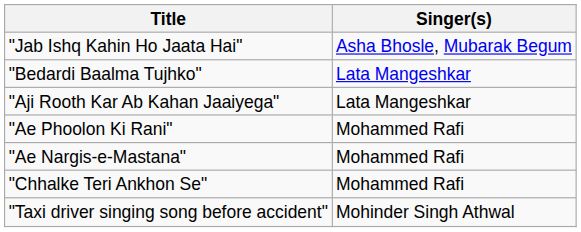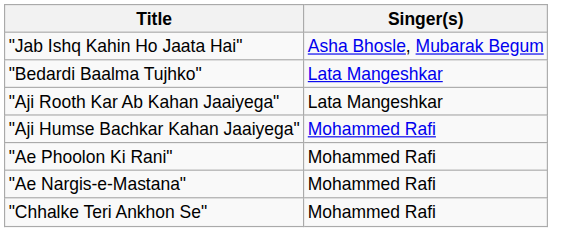+ row: (154, 129)
- row: (168, 212)
